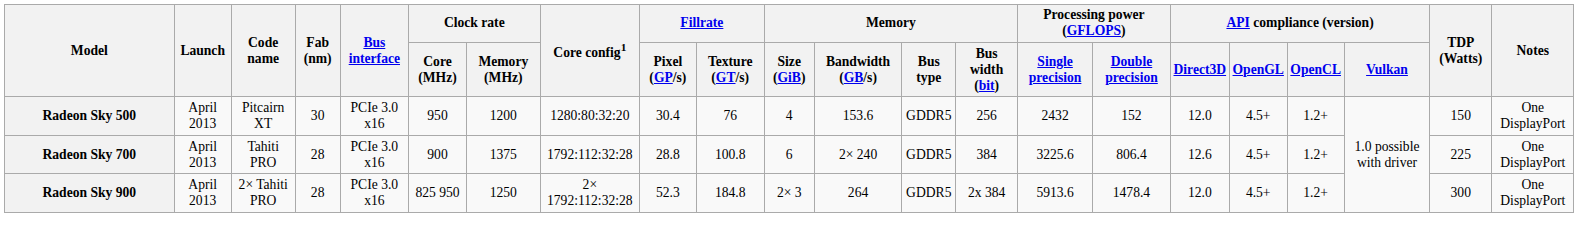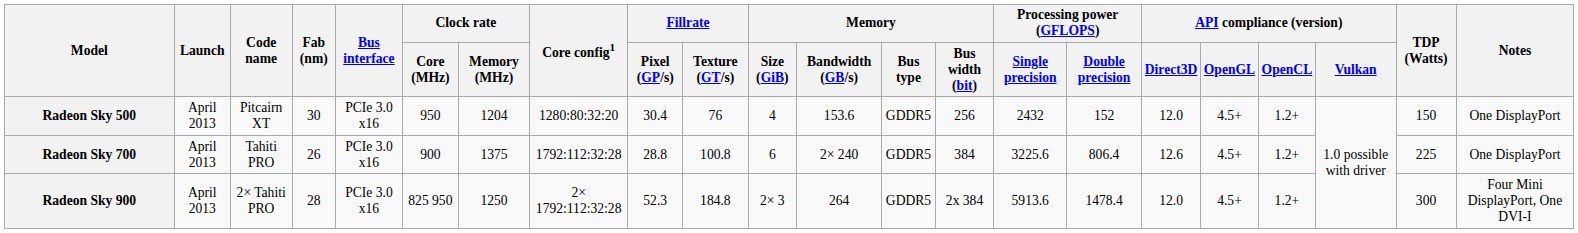(503, 116) 1200 -> (494, 116) 1204
(318, 154) 28 -> (314, 154) 26
(1533, 193) One DisplayPort -> (1515, 201) Four Mini DisplayPort, One DVI-I
